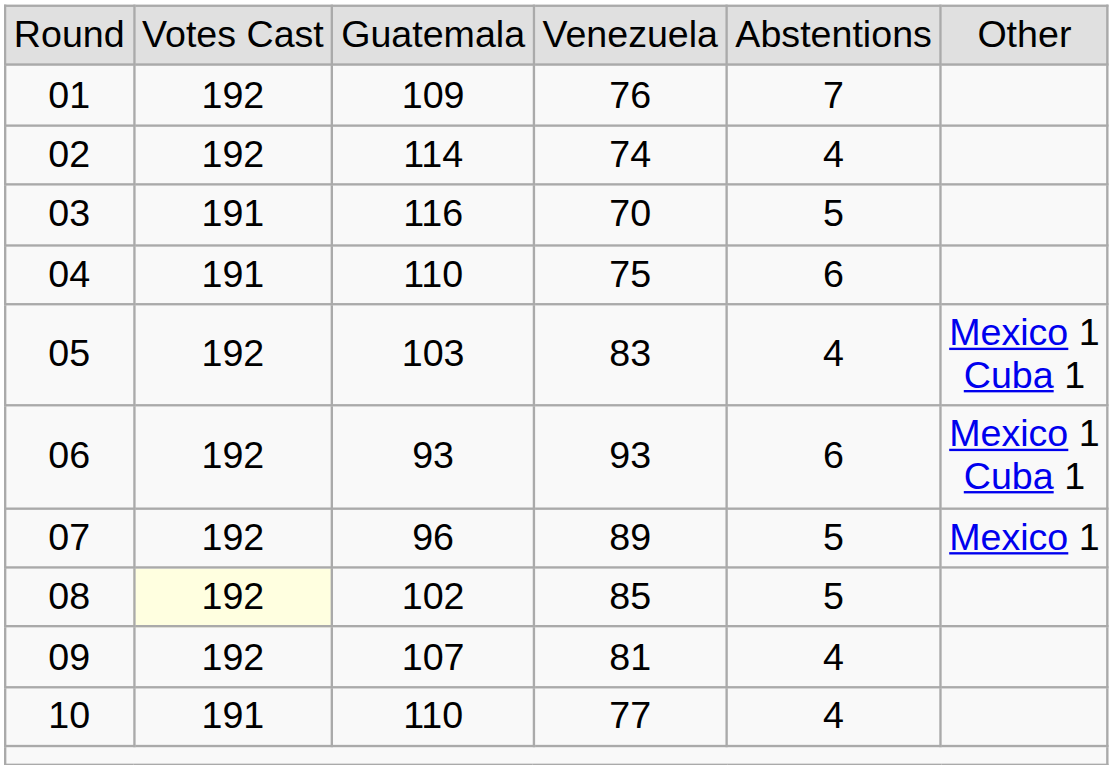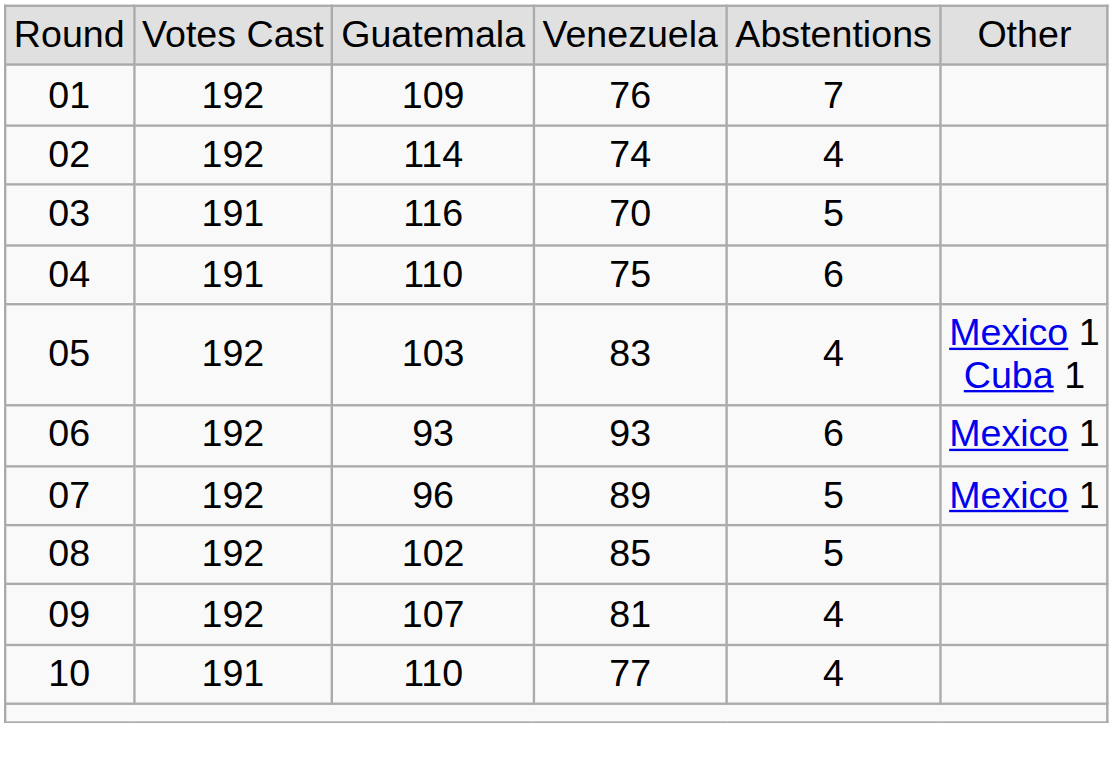(1024, 456) Mexico 1 Cuba 1 -> (1024, 435) Mexico 1
(233, 596) lightyellow background -> (233, 554) no background
